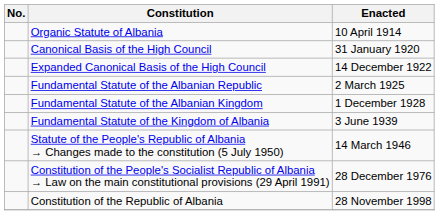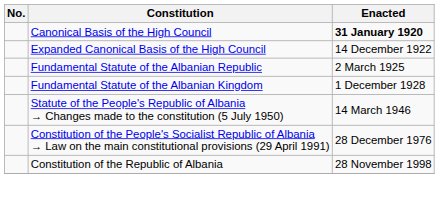- row: (97, 32)
(377, 50) normal -> (379, 32) bold
- row: (150, 122)
